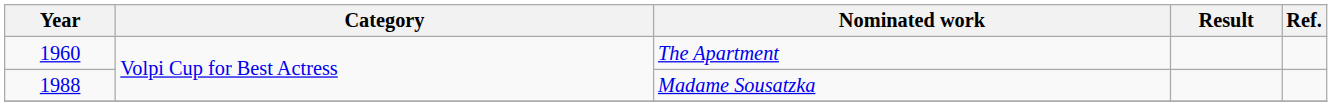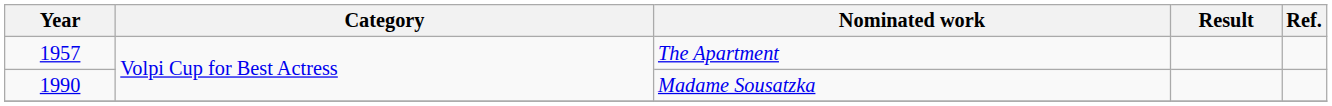(60, 52) 1960 -> (60, 52) 1957
(60, 85) 1988 -> (60, 85) 1990
